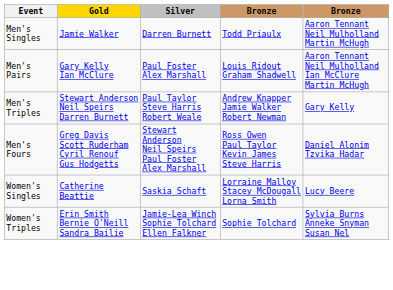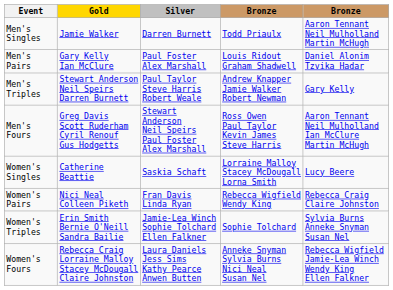(342, 71) Aaron Tennant Neil Mulholland Ian McClure Martin McHugh -> (337, 61) Daniel Alonim Tzvika Hadar
(337, 149) Daniel Alonim Tzvika Hadar -> (342, 131) Aaron Tennant Neil Mulholland Ian McClure Martin McHugh
+ row: (24, 200)
+ row: (24, 264)
